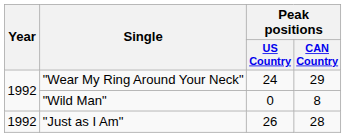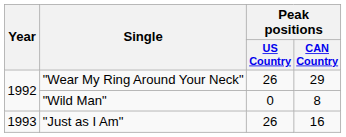(270, 80) 24 -> (270, 80) 26
(22, 121) 1992 -> (22, 121) 1993
(317, 121) 28 -> (317, 121) 16
